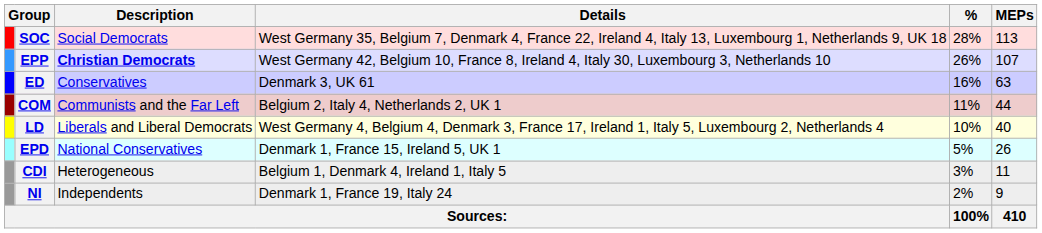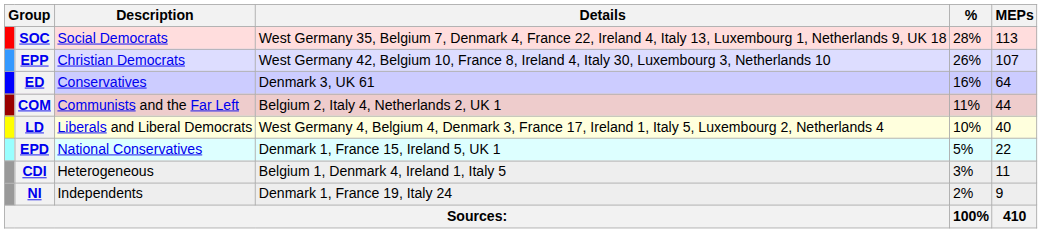(126, 60) bold -> (121, 60) normal
(1003, 82) 63 -> (1003, 82) 64
(1003, 149) 26 -> (1003, 149) 22
